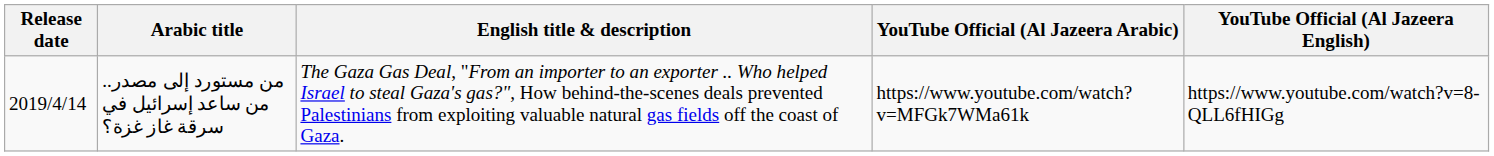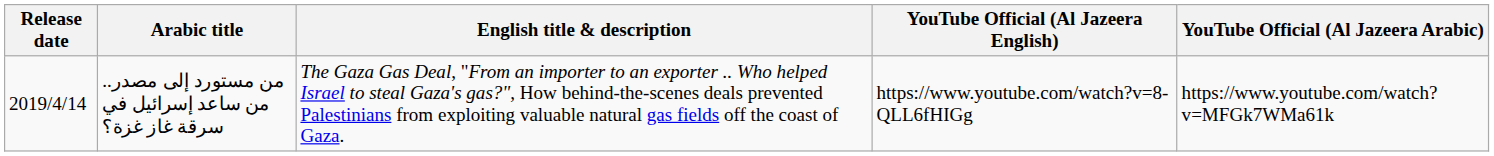columns swapped: (1336, 30) <-> (1028, 30)
